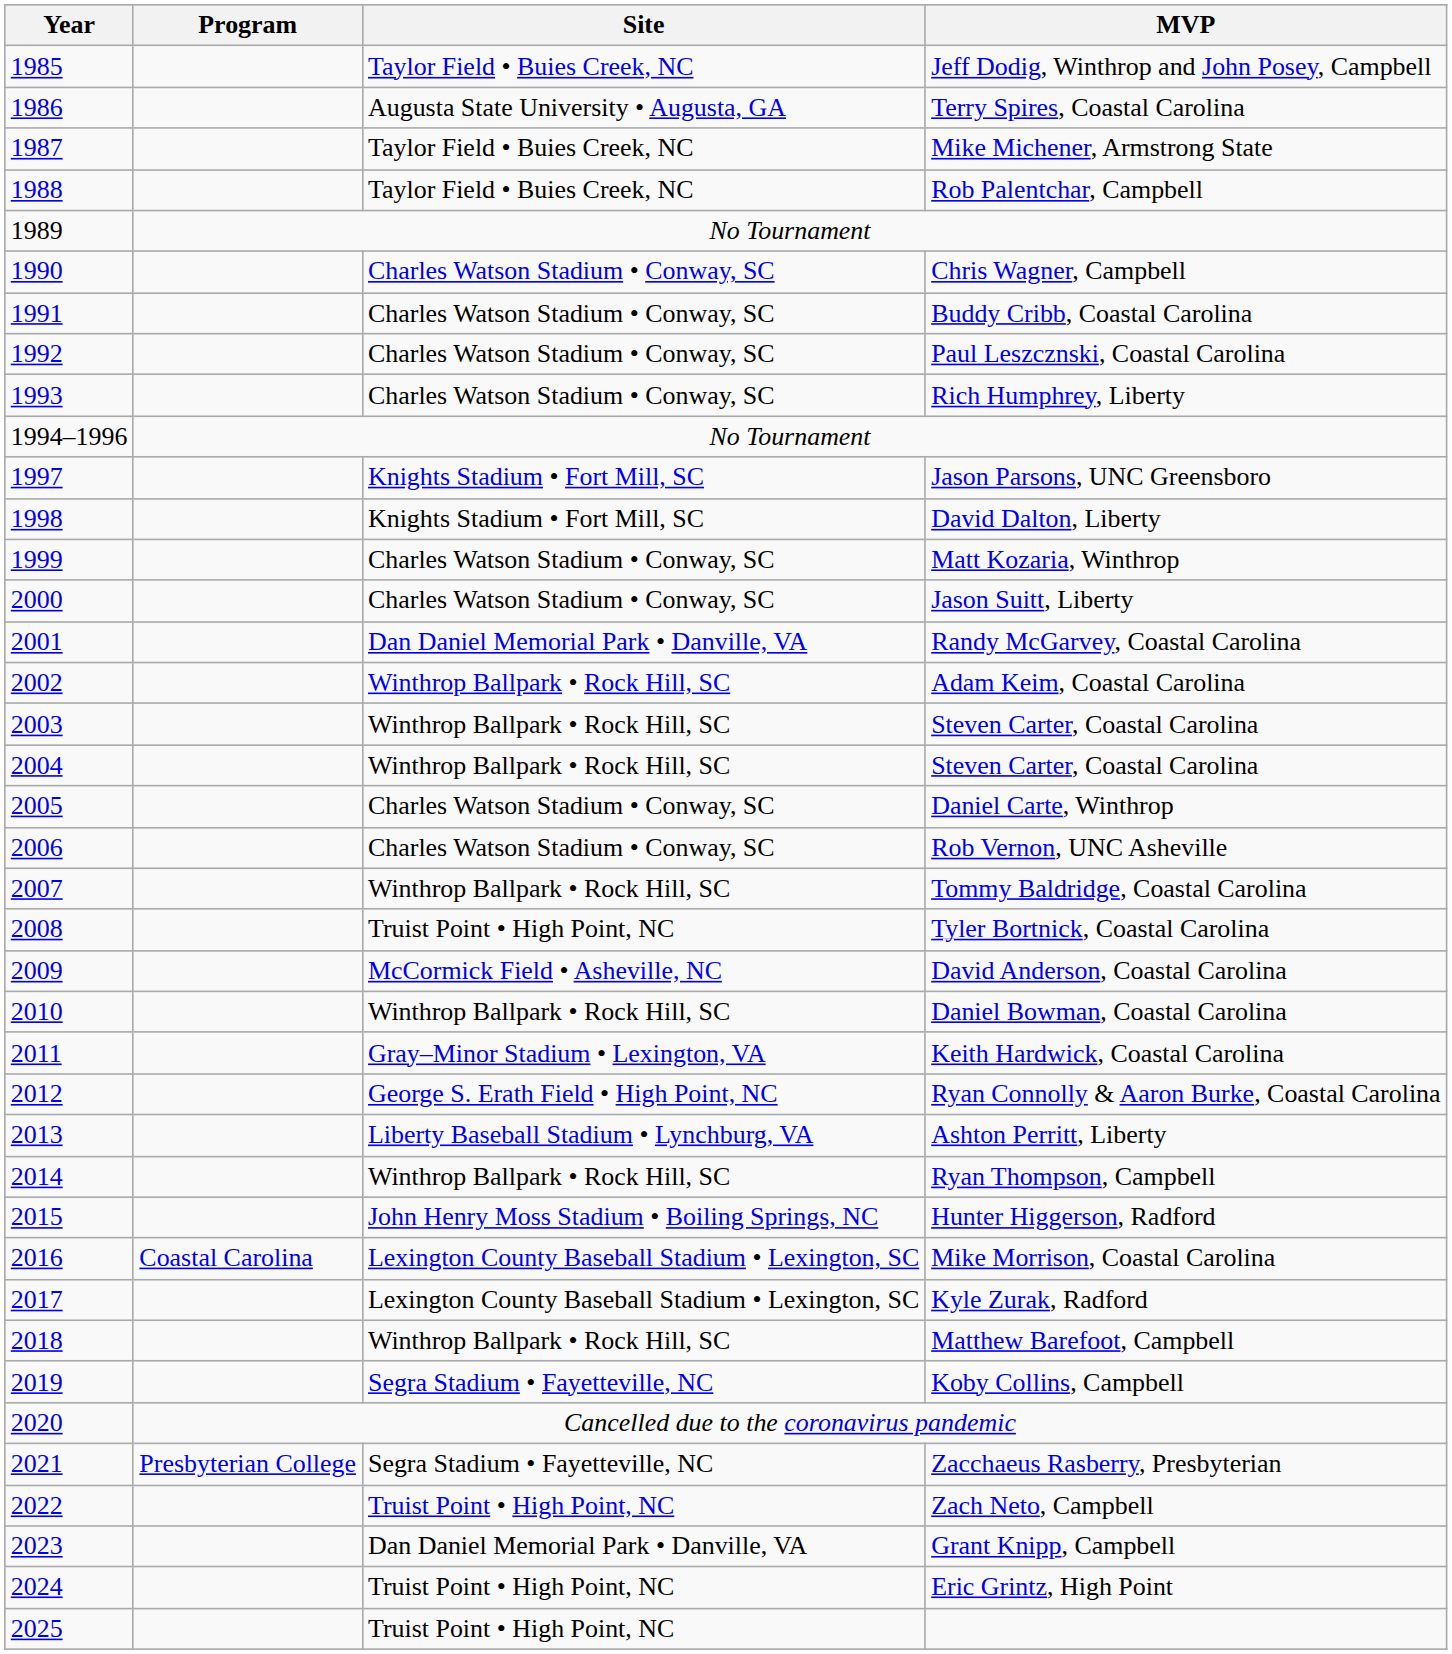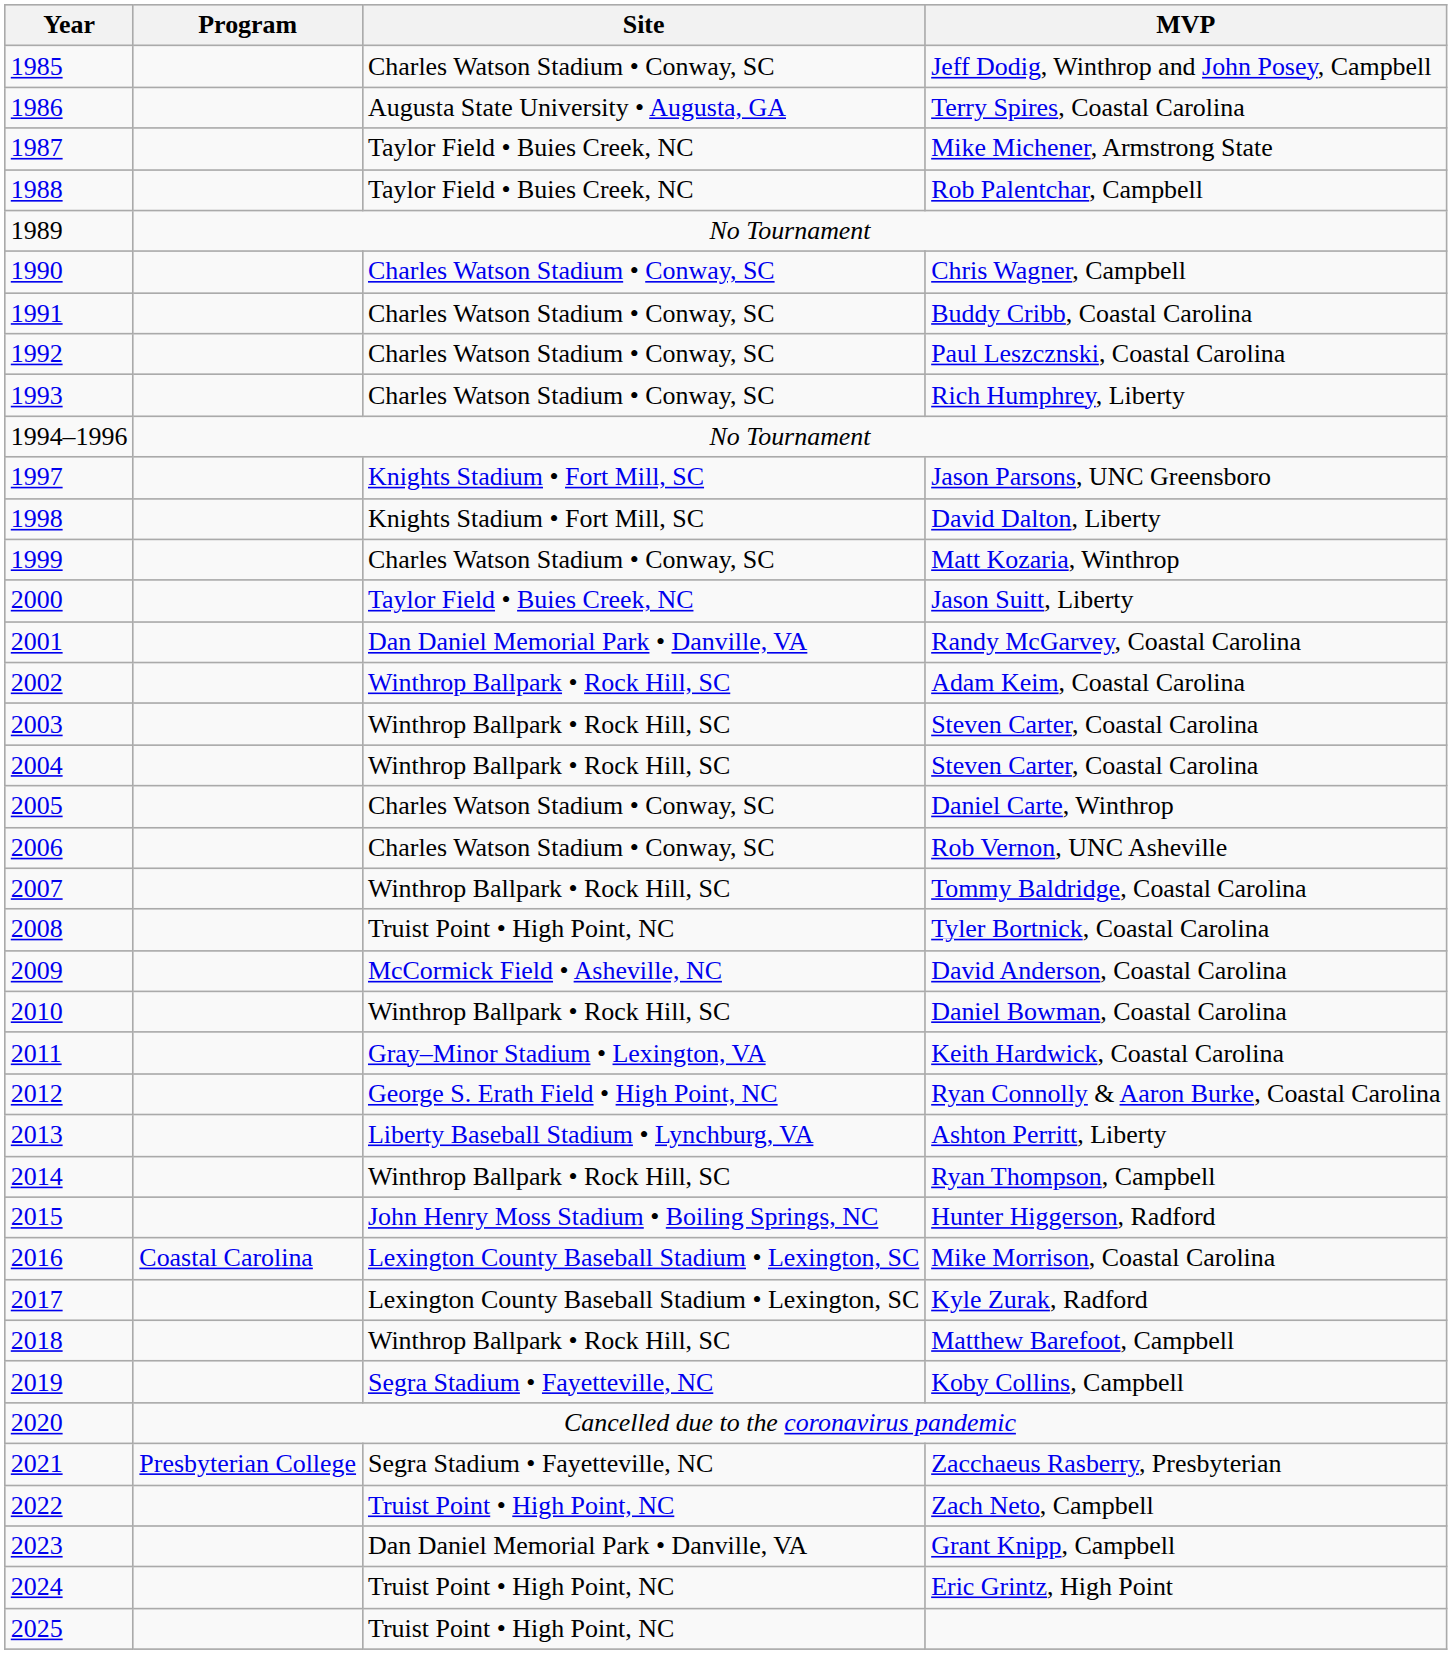(531, 66) Taylor Field • Buies Creek, NC -> (571, 66) Charles Watson Stadium • Conway, SC
(571, 600) Charles Watson Stadium • Conway, SC -> (531, 600) Taylor Field • Buies Creek, NC
